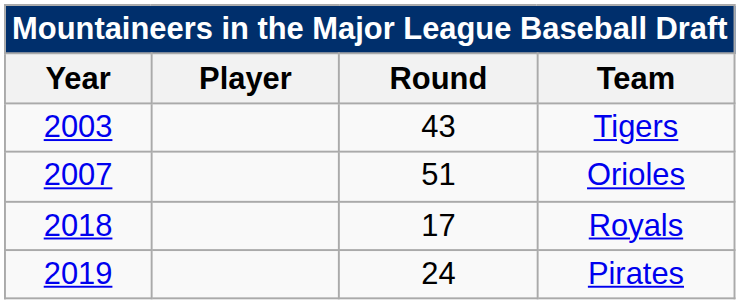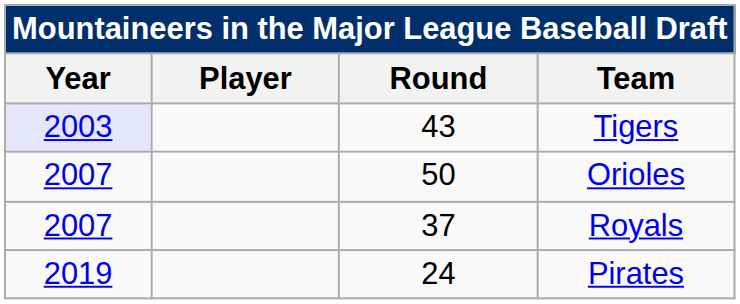(78, 126) no background -> (78, 126) lavender background
(438, 175) 51 -> (438, 175) 50
(78, 224) 2018 -> (78, 224) 2007
(438, 224) 17 -> (438, 224) 37
